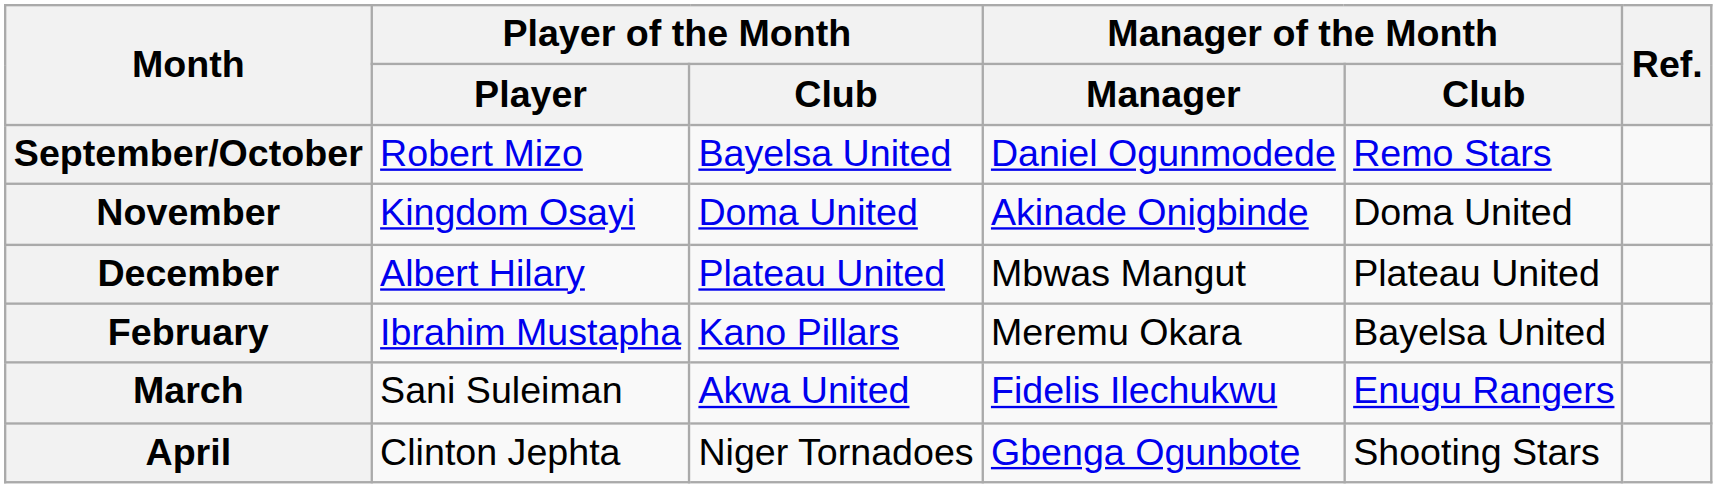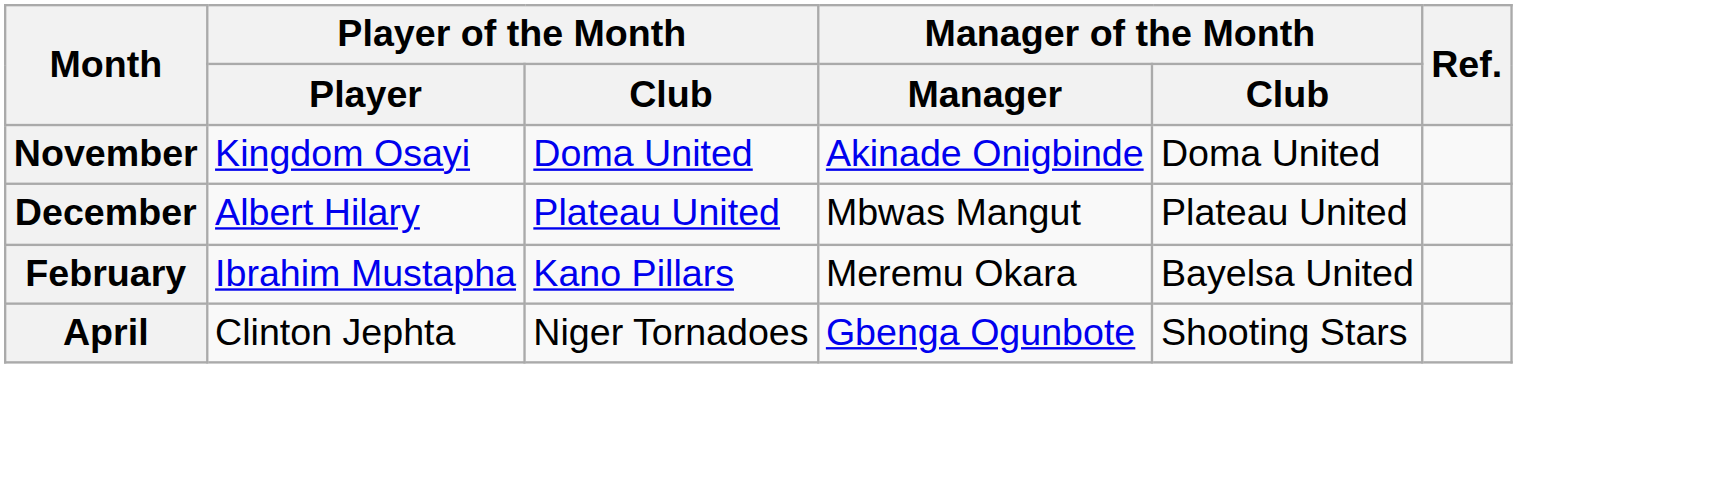- row: (188, 153)
- row: (188, 392)
